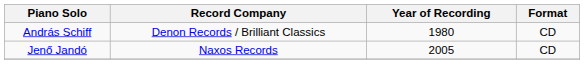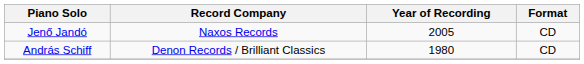rows swapped: (57, 31) <-> (57, 50)
